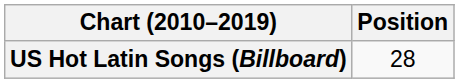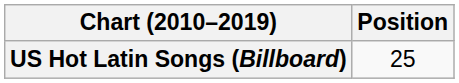(403, 59) 28 -> (403, 59) 25
